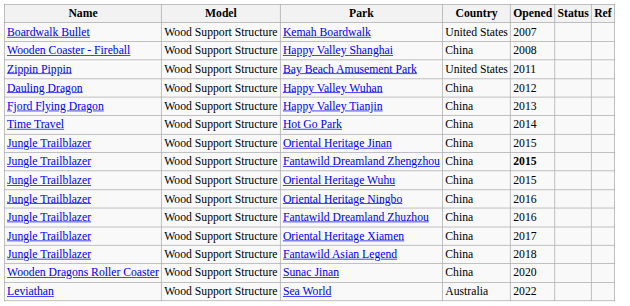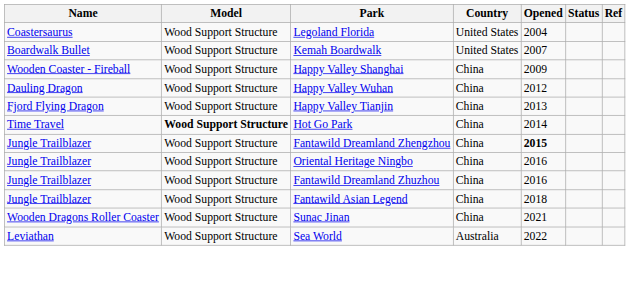+ row: (334, 32)
(525, 50) 2008 -> (535, 69) 2009
- row: (350, 69)
(221, 124) normal -> (226, 124) bold
- row: (337, 143)
- row: (339, 180)
- row: (344, 236)
(525, 273) 2020 -> (535, 217) 2021
